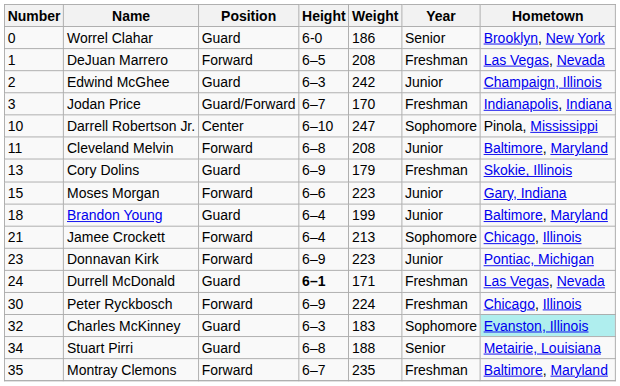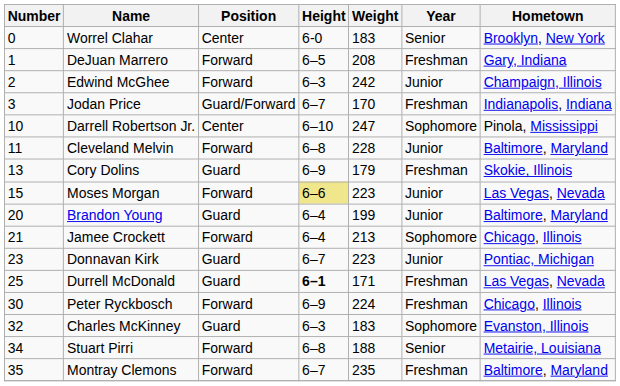(221, 38) Guard -> (223, 38) Center
(364, 38) 186 -> (364, 38) 183
(544, 60) Las Vegas, Nevada -> (525, 60) Gary, Indiana
(221, 82) Guard -> (227, 82) Forward
(364, 149) 208 -> (364, 149) 228
(314, 193) no background -> (314, 193) khaki background
(525, 193) Gary, Indiana -> (544, 193) Las Vegas, Nevada
(15, 215) 18 -> (15, 215) 20
(227, 259) Forward -> (221, 259) Guard
(314, 259) 6–9 -> (314, 259) 6–7
(15, 281) 24 -> (15, 281) 25
(536, 326) paleturquoise background -> (536, 326) no background
(221, 348) Guard -> (227, 348) Forward
